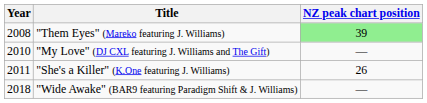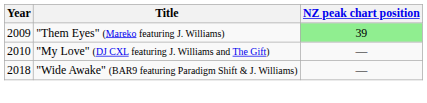(19, 32) 2008 -> (19, 32) 2009
- row: (133, 70)
